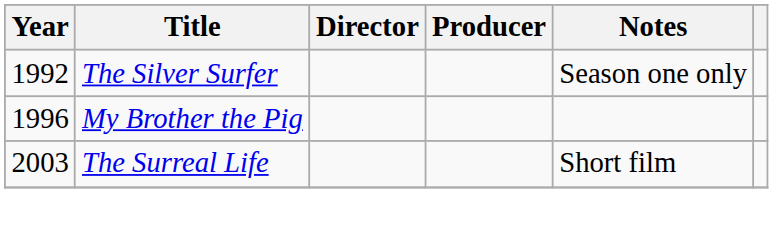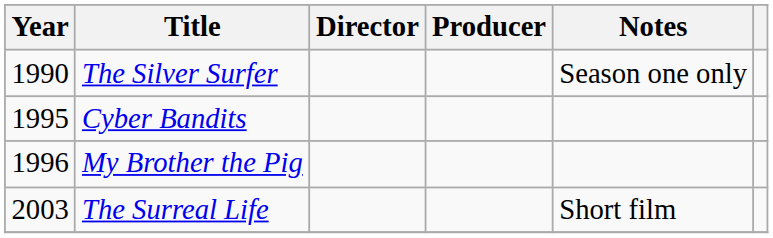(40, 72) 1992 -> (40, 72) 1990
+ row: (164, 118)
